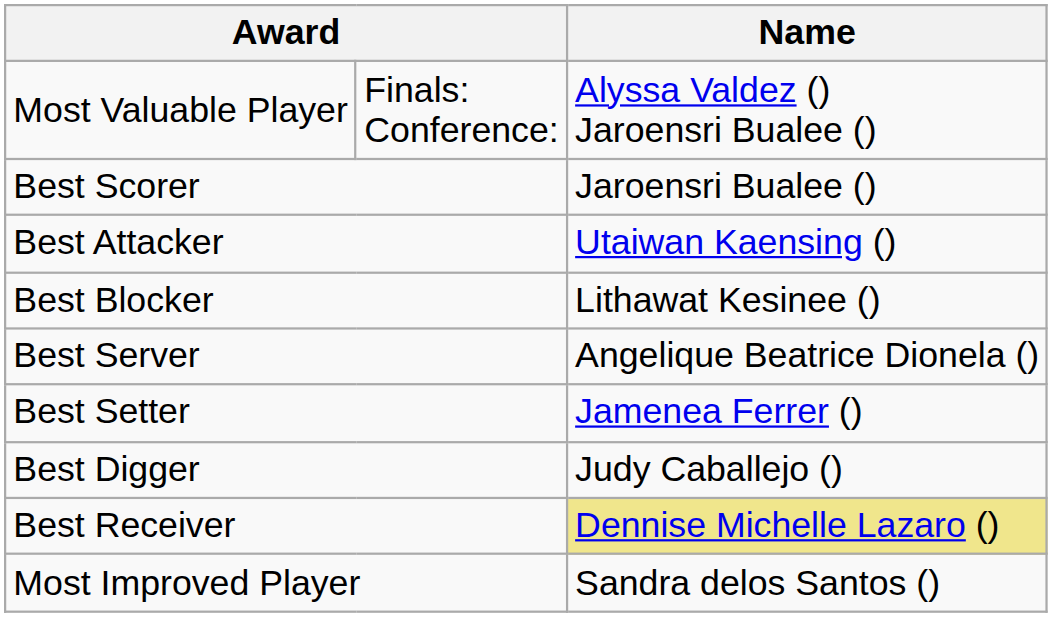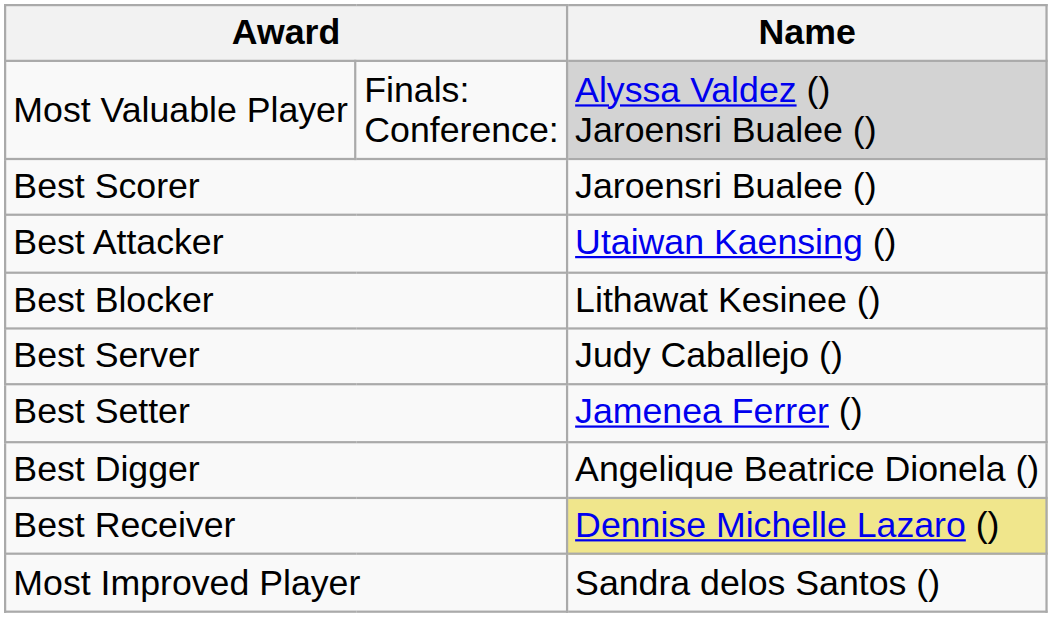(726, 109) no background -> (726, 109) lightgrey background
(807, 355) Angelique Beatrice Dionela () -> (709, 355) Judy Caballejo ()
(709, 469) Judy Caballejo () -> (807, 469) Angelique Beatrice Dionela ()
